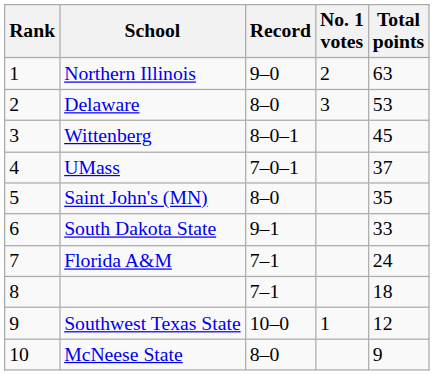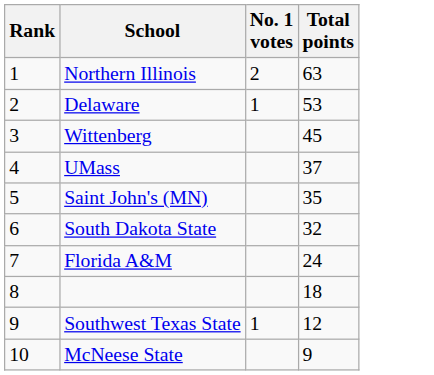- column: (280, 31)
(325, 104) 3 -> (255, 104) 1
(383, 229) 33 -> (312, 229) 32
